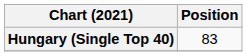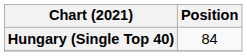(210, 39) 83 -> (210, 39) 84
